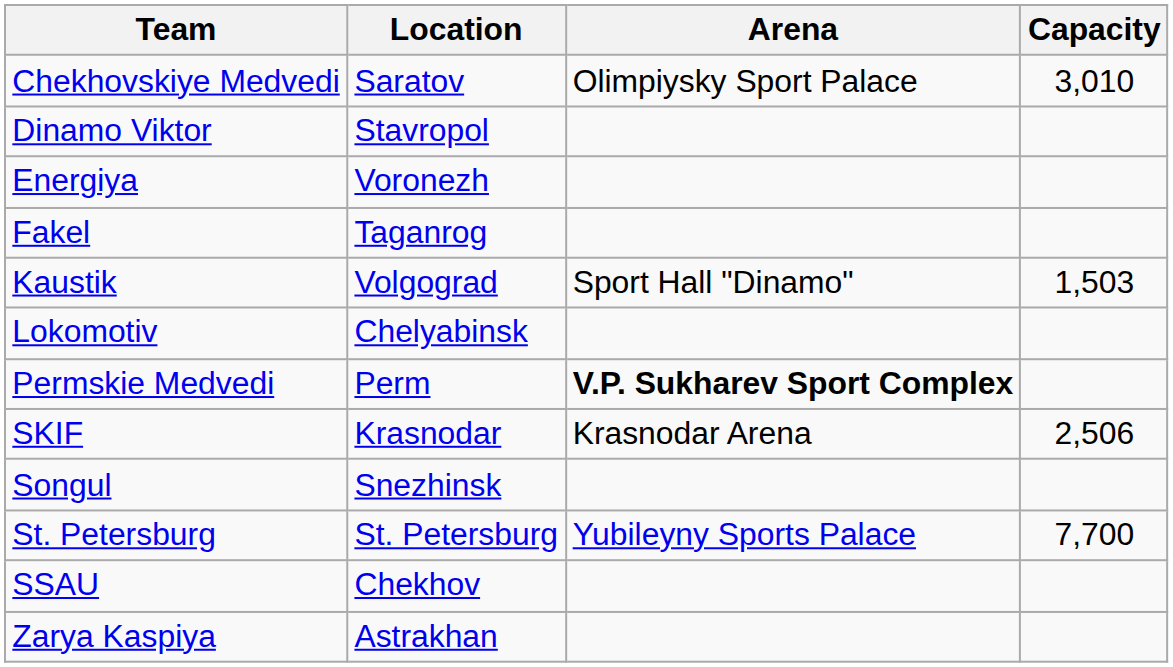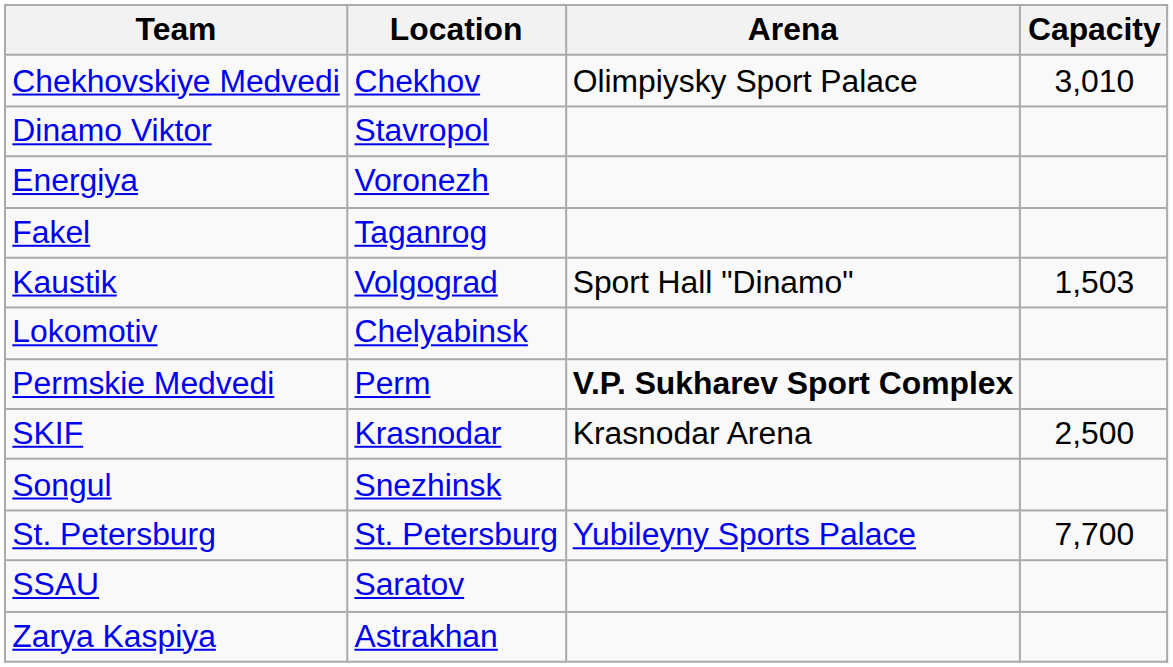(409, 80) Saratov -> (417, 80) Chekhov
(1094, 433) 2,506 -> (1094, 433) 2,500
(417, 585) Chekhov -> (409, 585) Saratov
